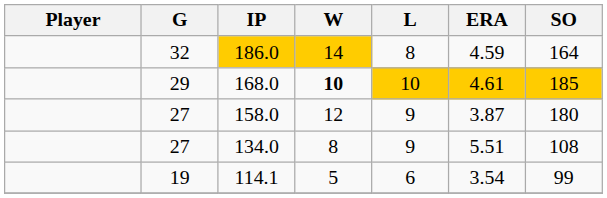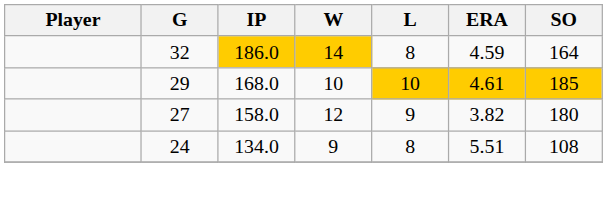(333, 83) bold -> (333, 83) normal
(487, 114) 3.87 -> (487, 114) 3.82
(180, 146) 27 -> (180, 146) 24
(333, 146) 8 -> (333, 146) 9
(410, 146) 9 -> (410, 146) 8
- row: (256, 177)
